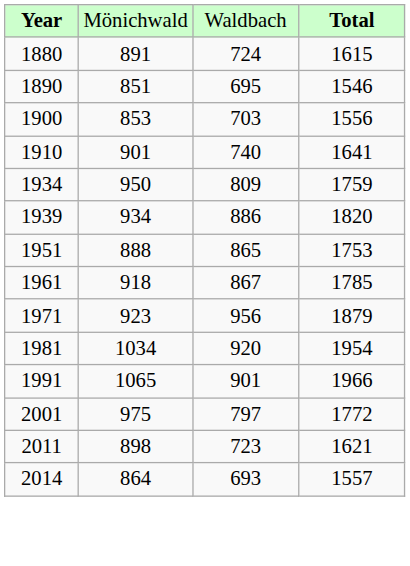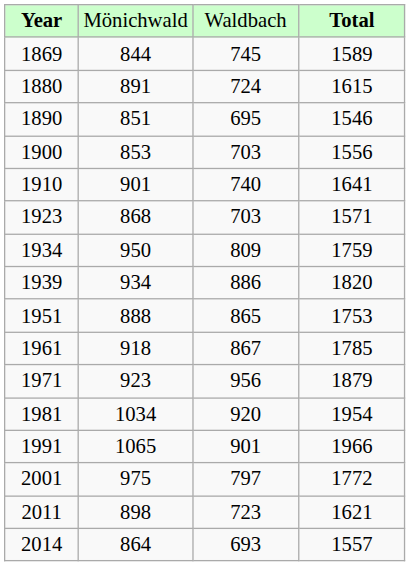+ row: (42, 53)
+ row: (42, 217)
